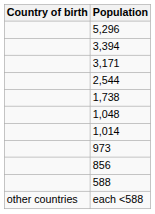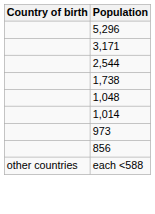- row: (106, 47)
- row: (102, 183)
